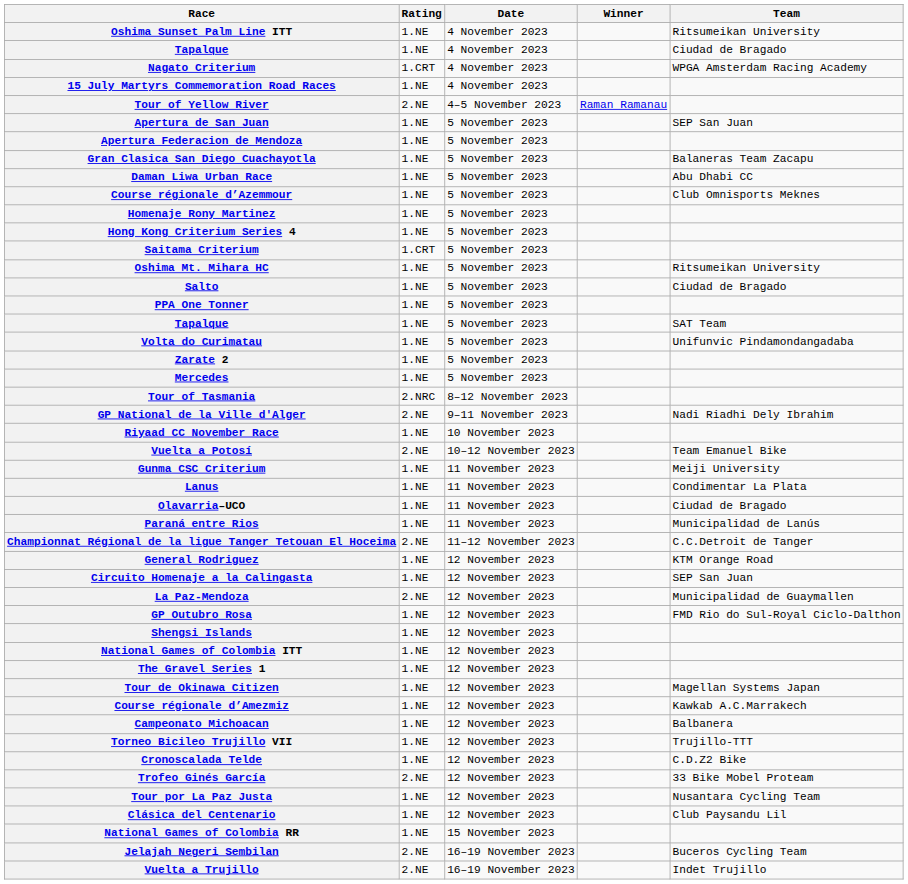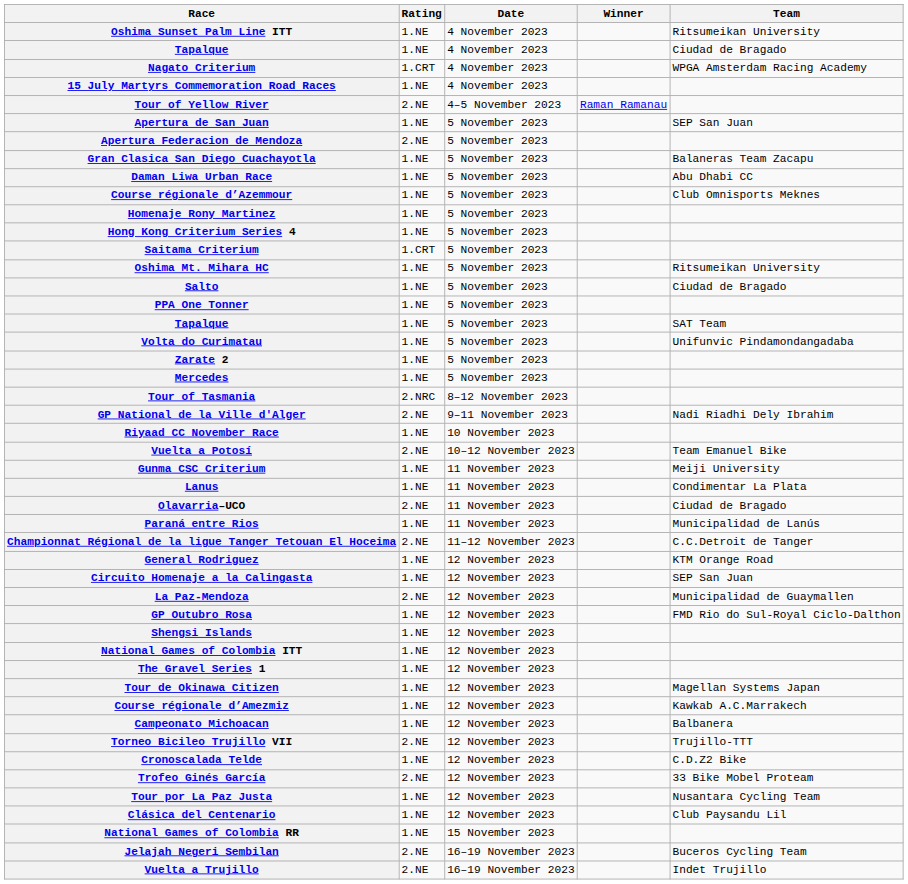(415, 141) 1.NE -> (415, 141) 2.NE
(415, 506) 1.NE -> (415, 506) 2.NE
(415, 742) 1.NE -> (415, 742) 2.NE
